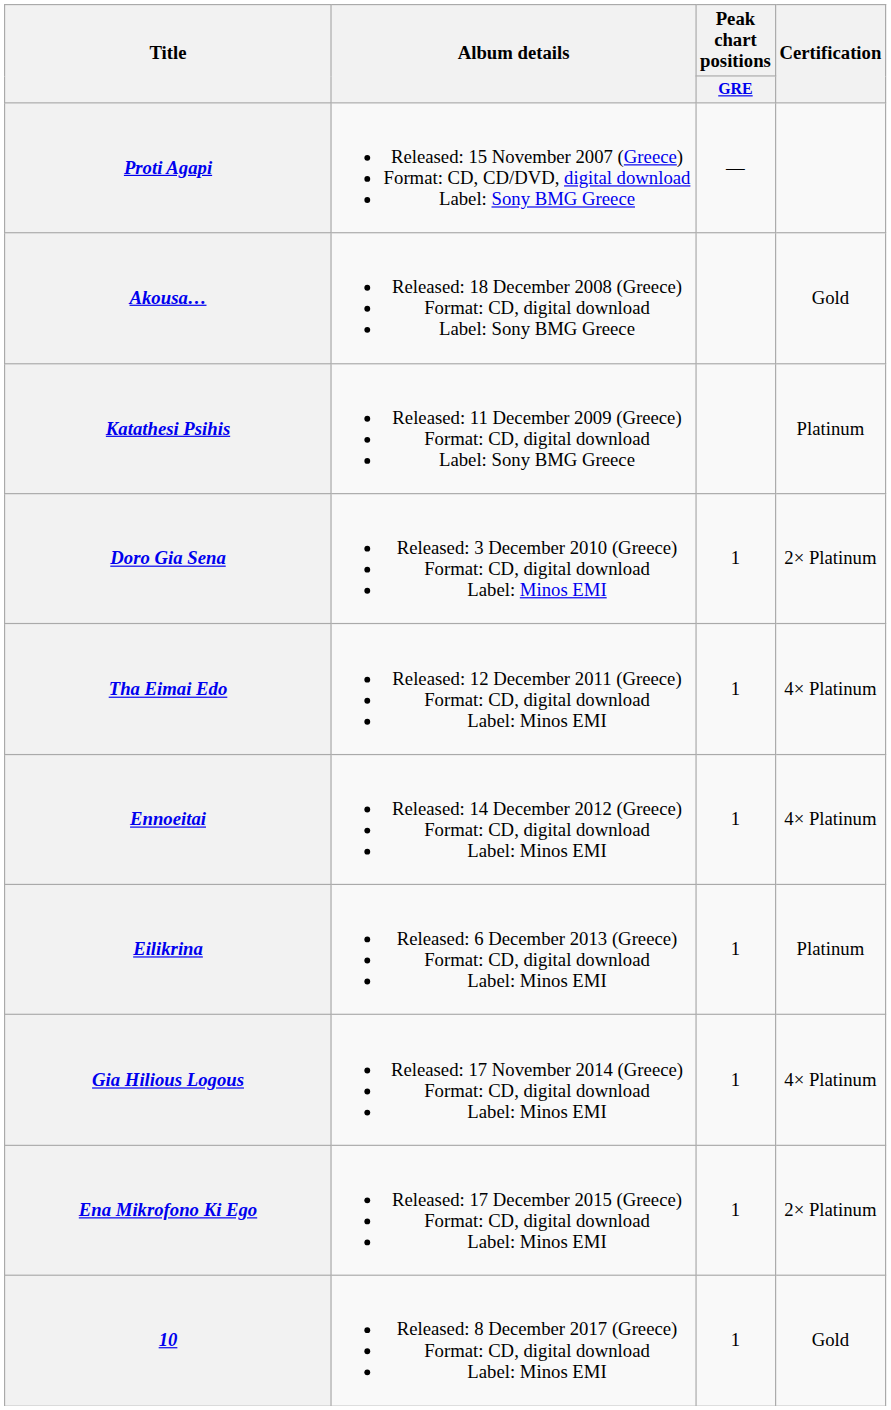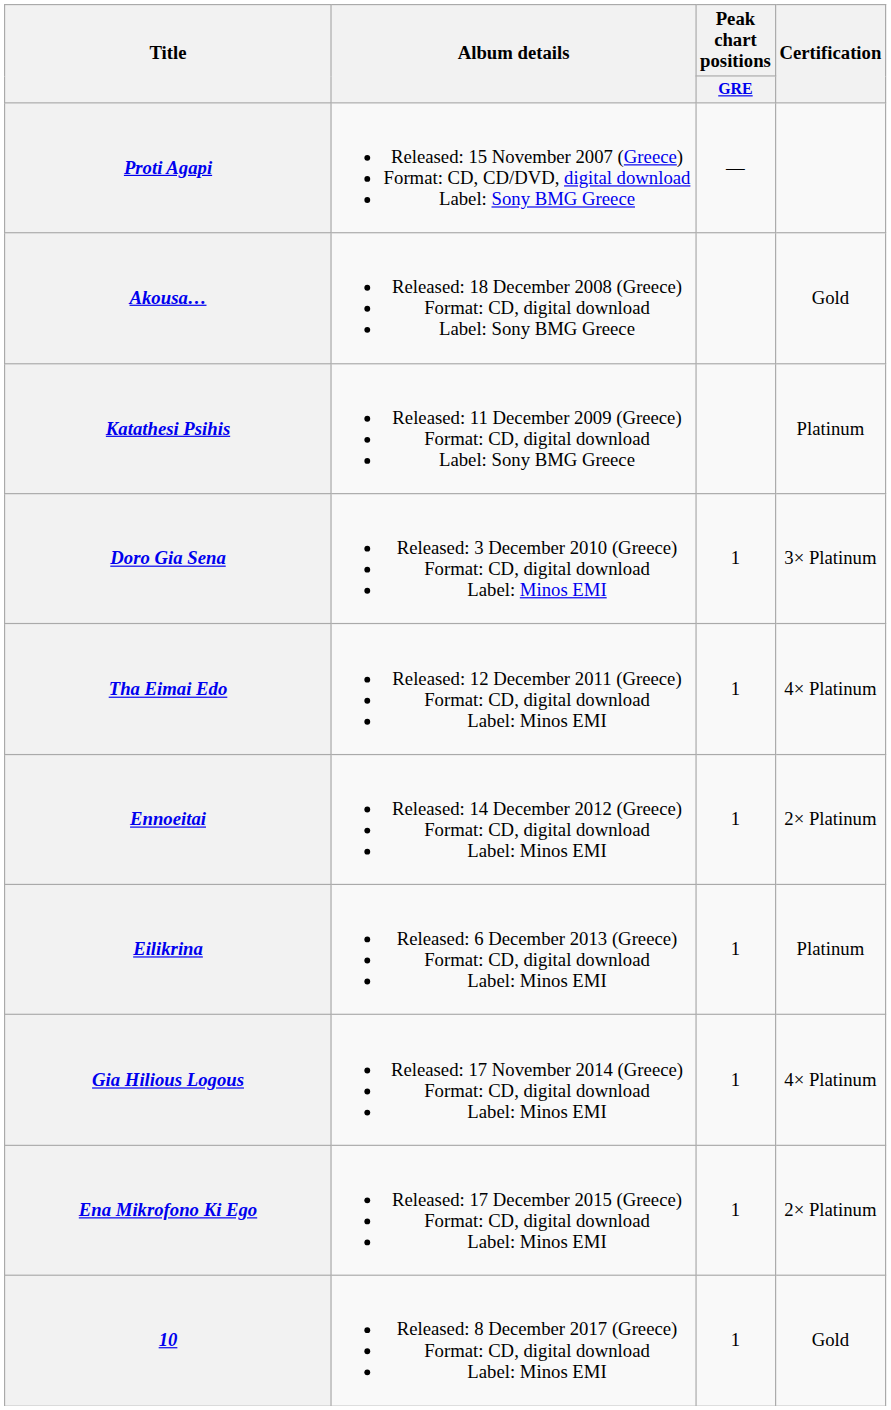(830, 558) 2× Platinum -> (830, 558) 3× Platinum
(830, 819) 4× Platinum -> (830, 819) 2× Platinum
